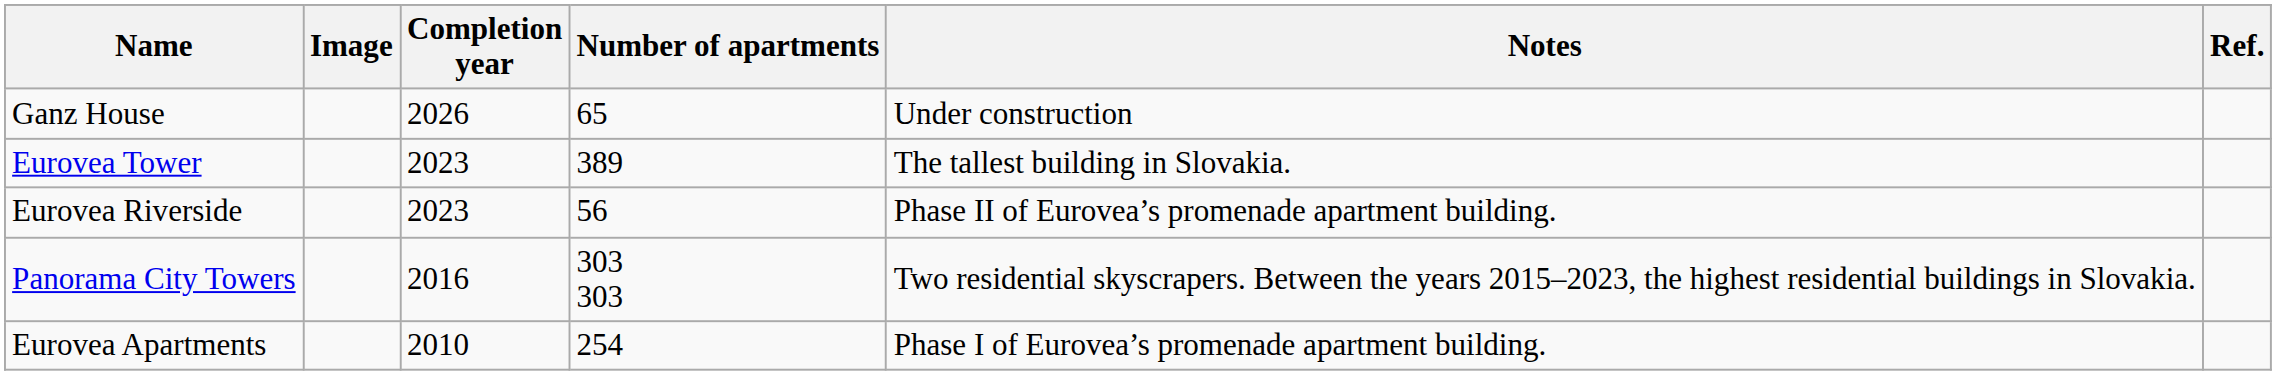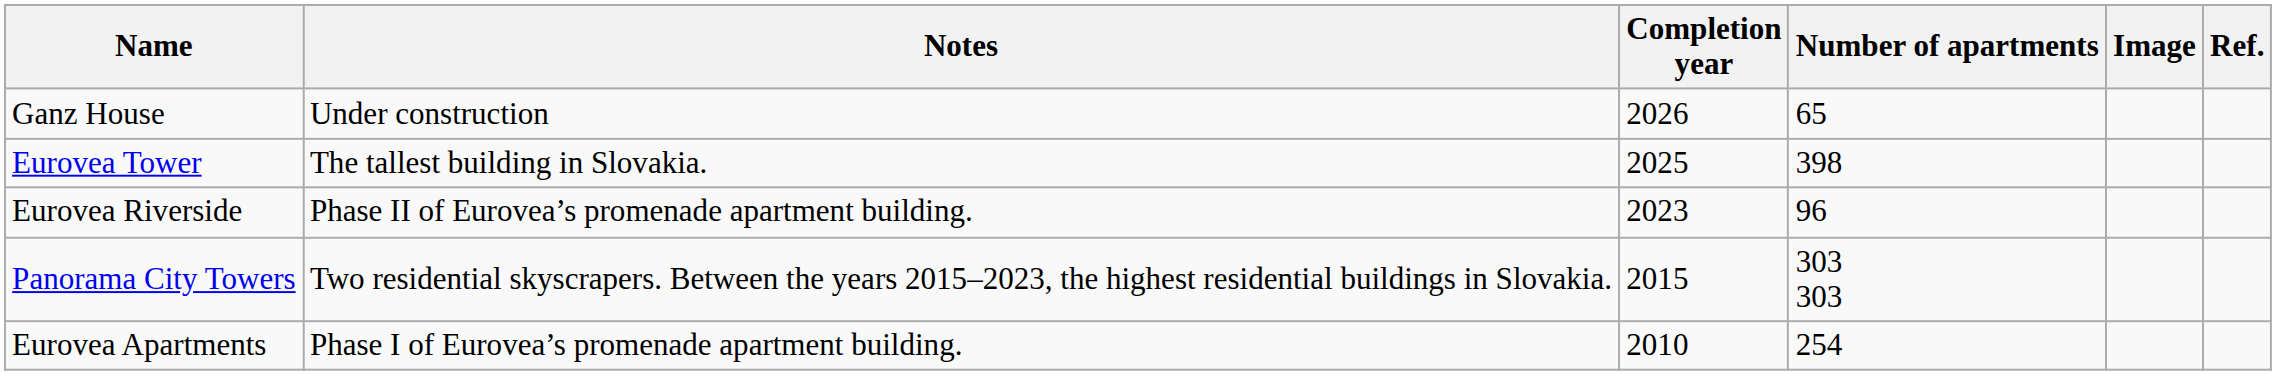columns swapped: (351, 46) <-> (1545, 46)
(438, 162) 2023 -> (1657, 162) 2025
(600, 162) 389 -> (1819, 162) 398
(592, 211) 56 -> (1811, 211) 96
(438, 278) 2016 -> (1657, 278) 2015
